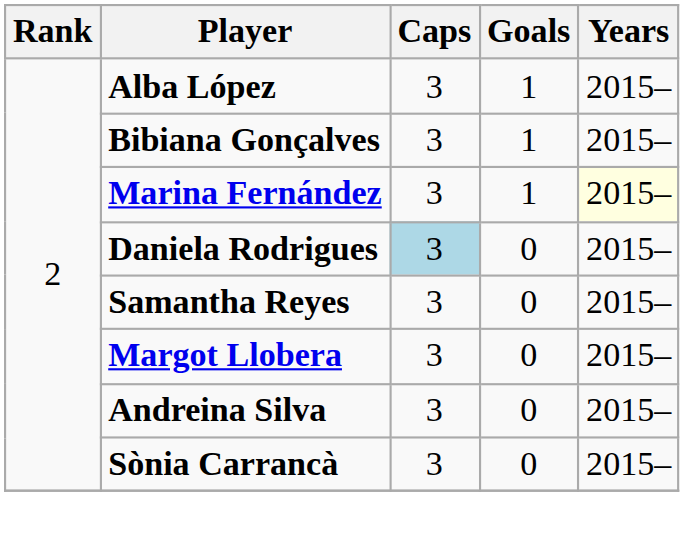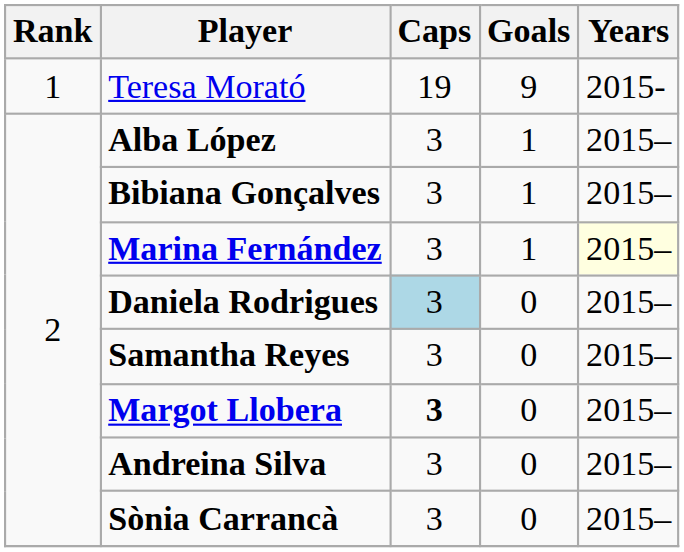+ row: (207, 85)
(434, 355) normal -> (434, 409) bold
